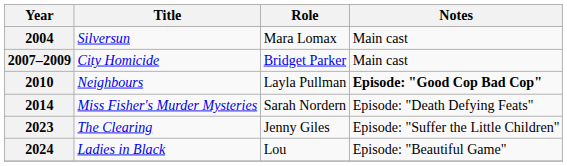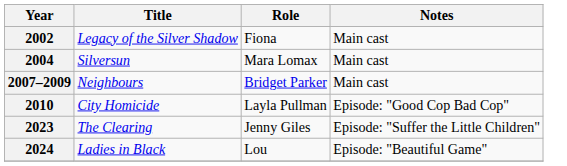+ row: (39, 37)
(118, 60) City Homicide -> (110, 82) Neighbours
(110, 82) Neighbours -> (118, 104) City Homicide
(447, 82) bold -> (421, 104) normal
- row: (39, 104)
